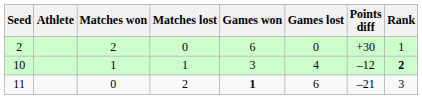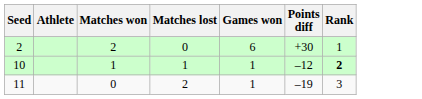- column: (316, 20)
(252, 65) 3 -> (252, 65) 1
(252, 84) bold -> (252, 84) normal
(366, 84) –21 -> (304, 84) –19
